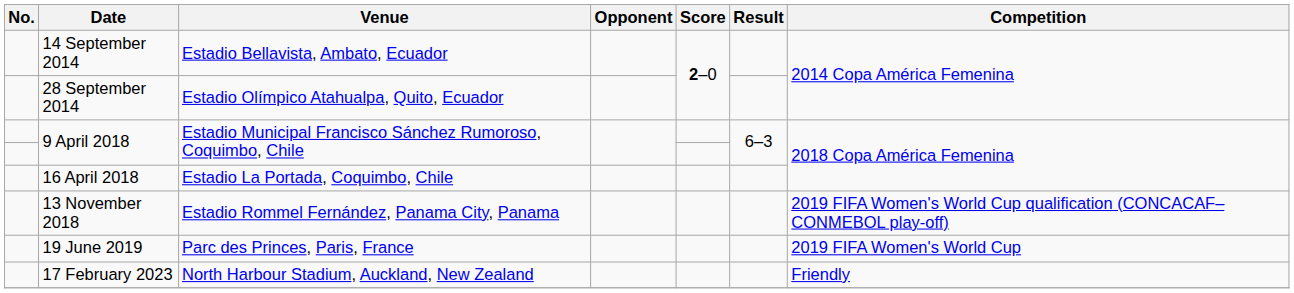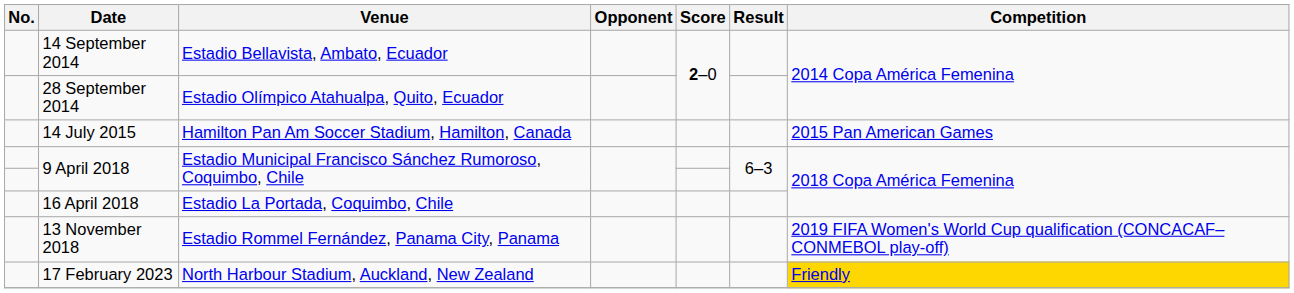+ row: (89, 133)
- row: (92, 248)
(821, 274) no background -> (821, 274) gold background
